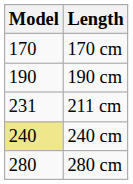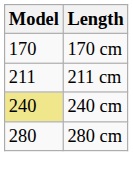- row: (95, 77)
(23, 106) 231 -> (22, 77) 211
